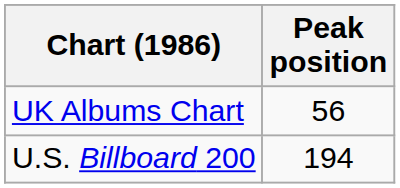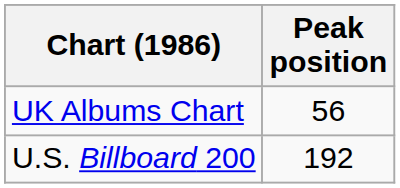(328, 158) 194 -> (328, 158) 192
